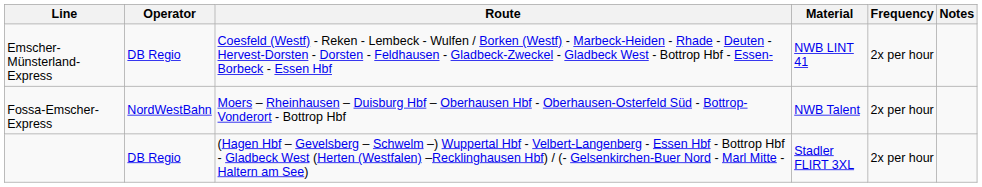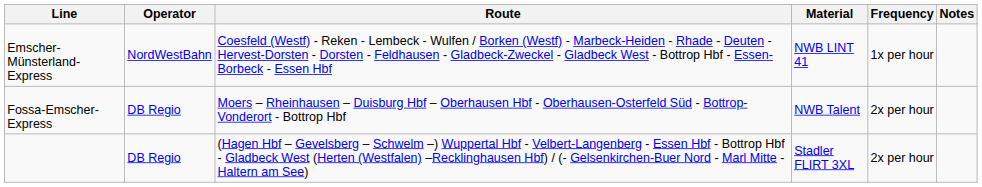(154, 55) DB Regio -> (170, 55) NordWestBahn
(902, 55) 2x per hour -> (902, 55) 1x per hour
(170, 110) NordWestBahn -> (154, 110) DB Regio
